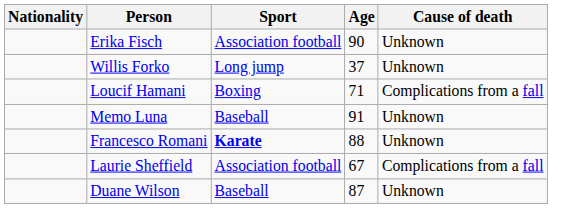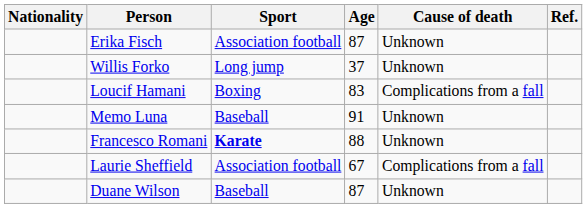+ column: (564, 16)
(356, 41) 90 -> (356, 41) 87
(356, 91) 71 -> (356, 91) 83
